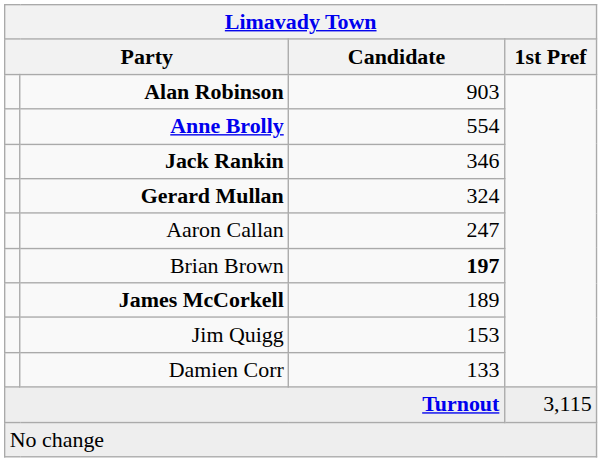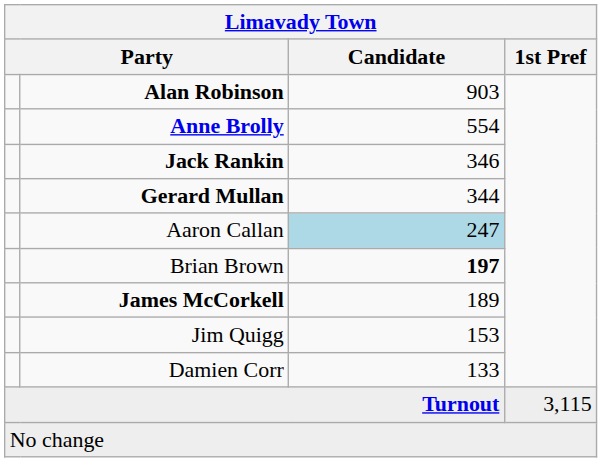(483, 195) 324 -> (483, 195) 344
(483, 230) no background -> (483, 230) lightblue background
